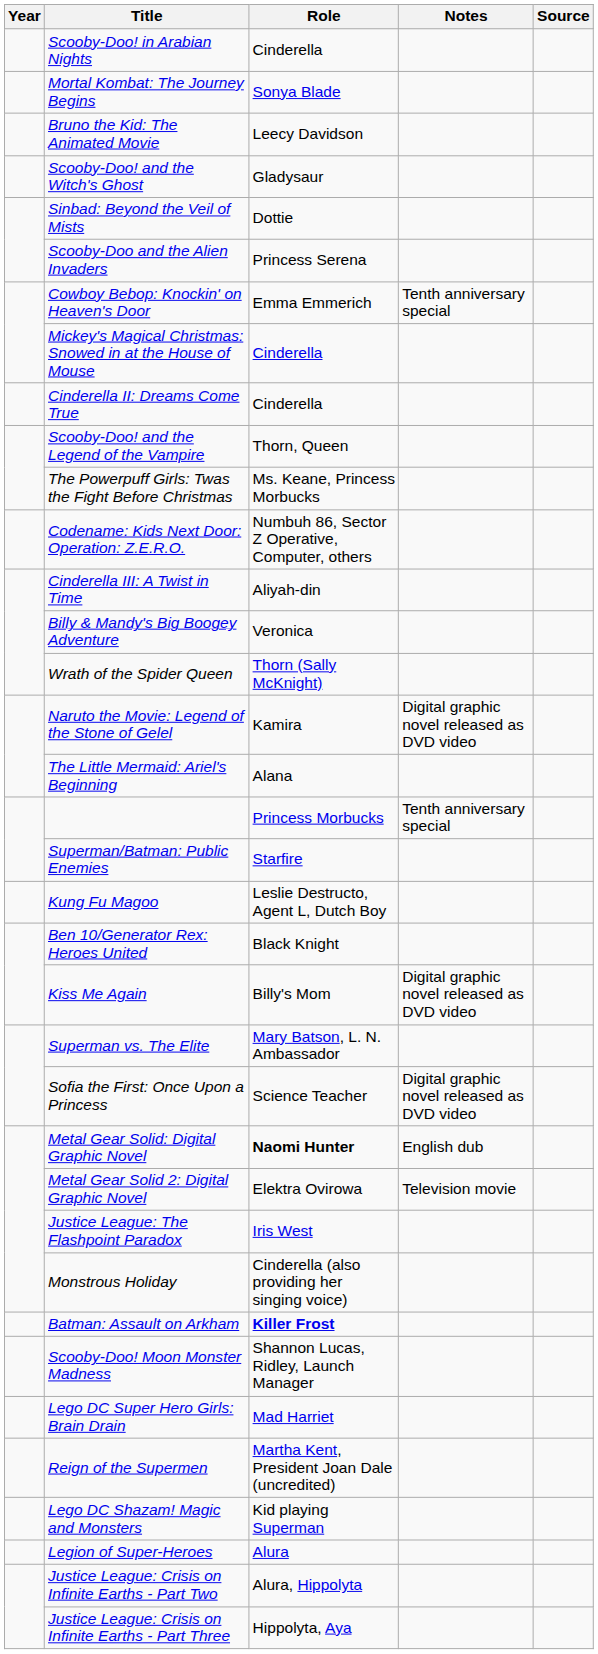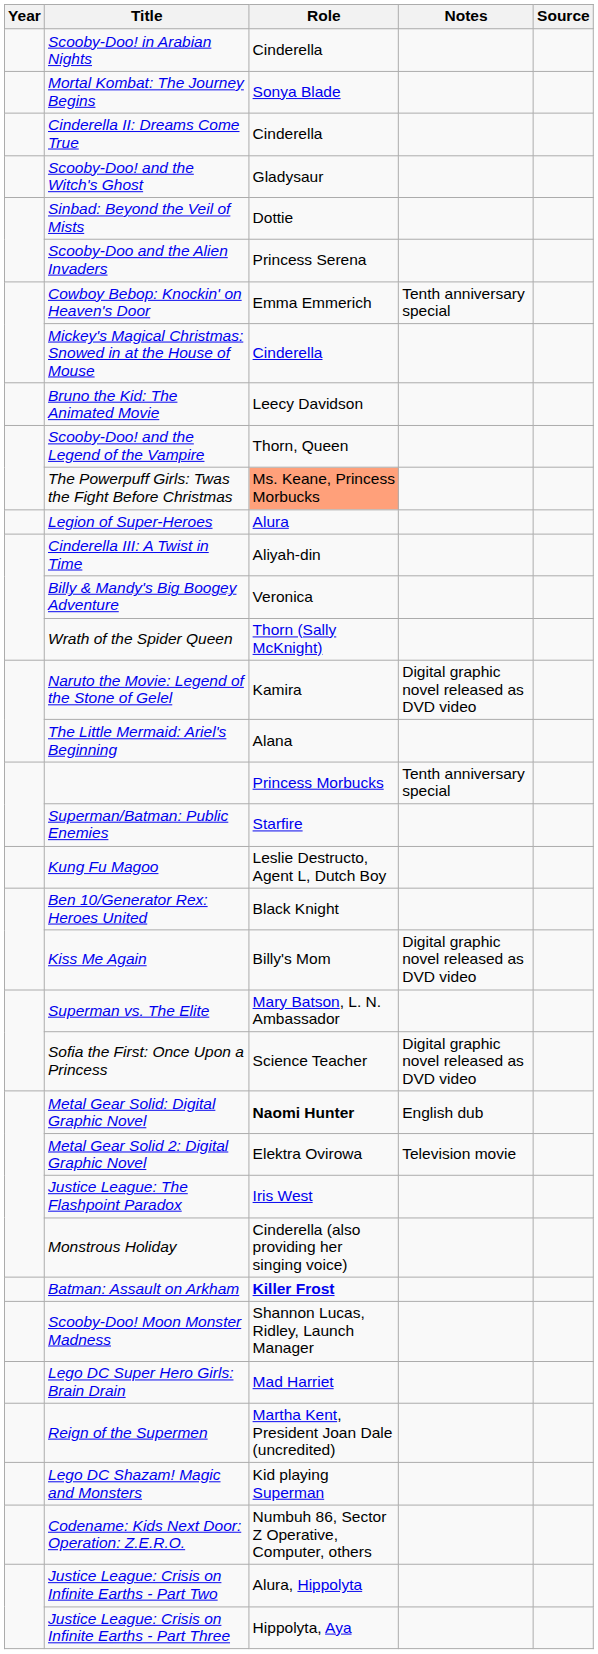rows swapped: (113, 134) <-> (144, 404)
(324, 488) no background -> (324, 488) lightsalmon background
rows swapped: (145, 539) <-> (130, 1552)
